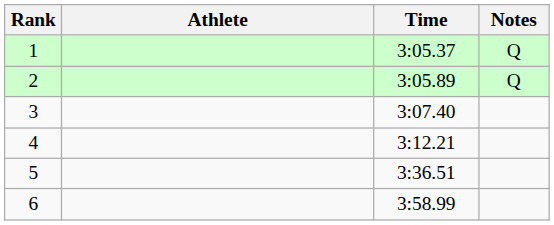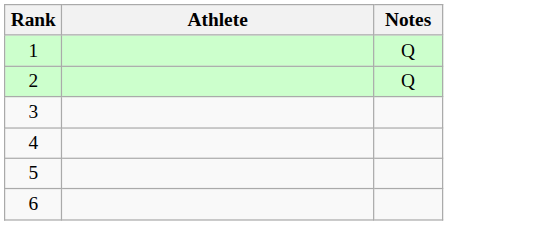- column: (426, 19)
